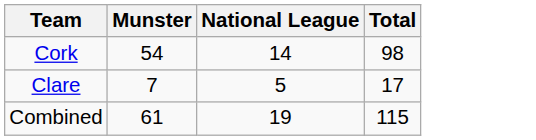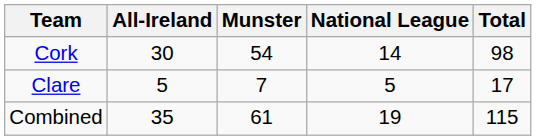+ column: (162, 20)
